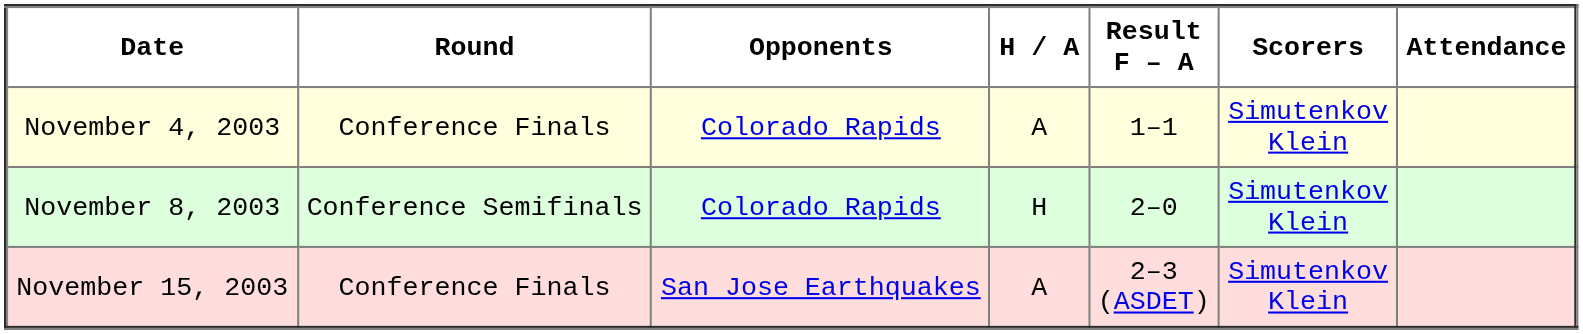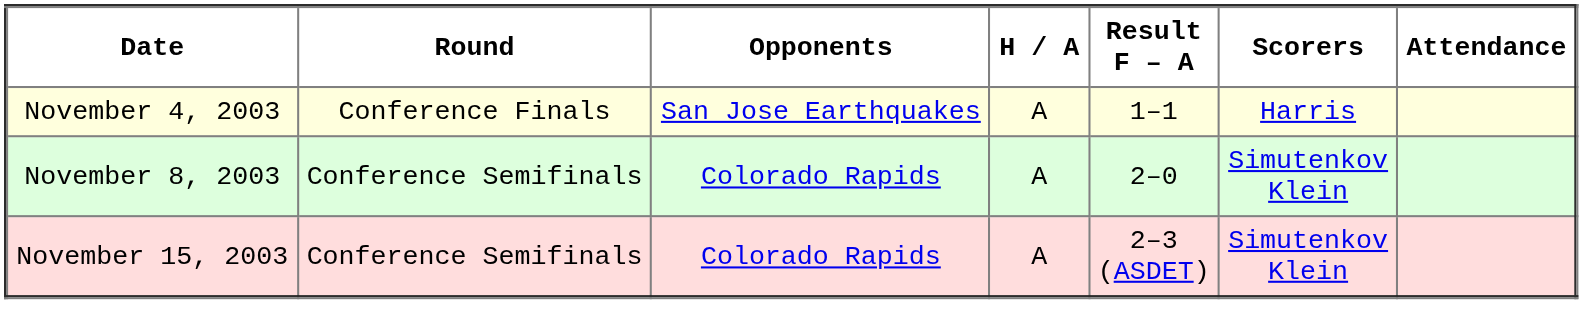(821, 127) Colorado Rapids -> (821, 112) San Jose Earthquakes
(1308, 127) Simutenkov Klein -> (1308, 112) Harris
(1039, 207) H -> (1039, 176) A
(475, 287) Conference Finals -> (475, 256) Conference Semifinals
(821, 287) San Jose Earthquakes -> (821, 256) Colorado Rapids
